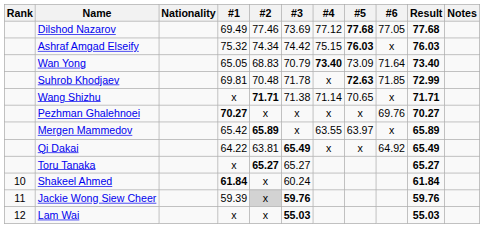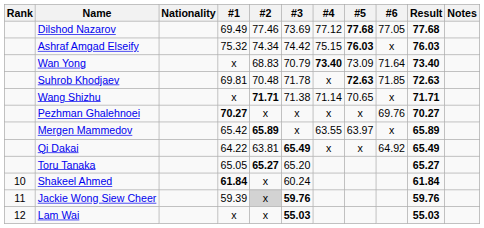(234, 63) 65.05 -> (234, 63) x
(426, 80) 72.99 -> (426, 80) 72.63
(234, 165) x -> (234, 165) 65.05
(297, 165) 65.27 -> (297, 165) 65.20
